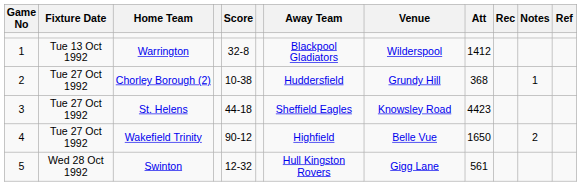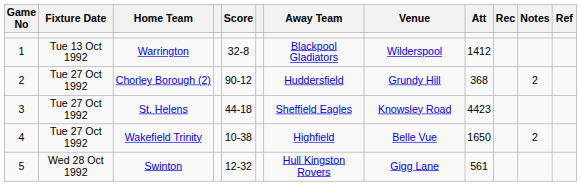(238, 80) 10-38 -> (238, 80) 90-12
(535, 80) 1 -> (535, 80) 2
(238, 138) 90-12 -> (238, 138) 10-38
